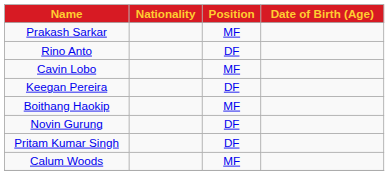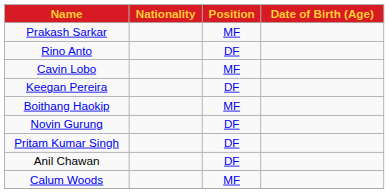+ row: (67, 161)
